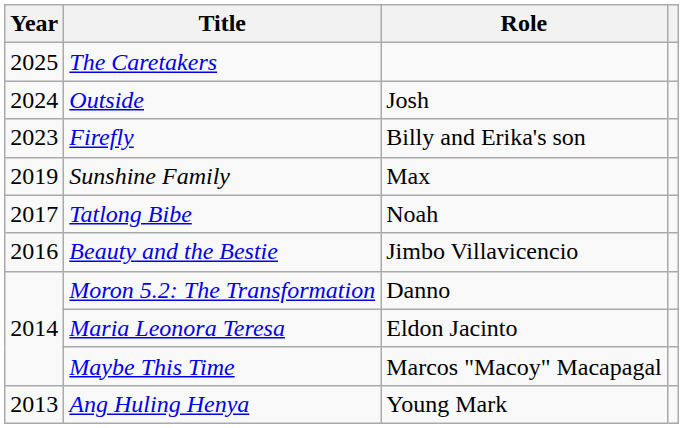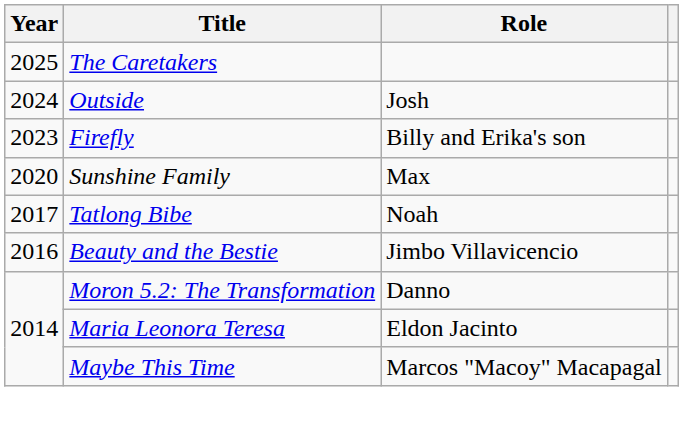(34, 175) 2019 -> (34, 175) 2020
- row: (159, 404)
